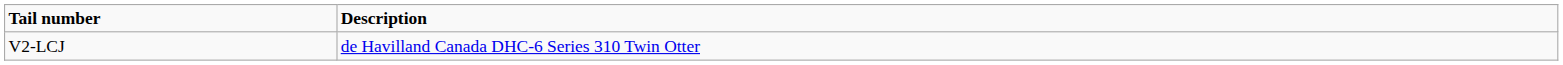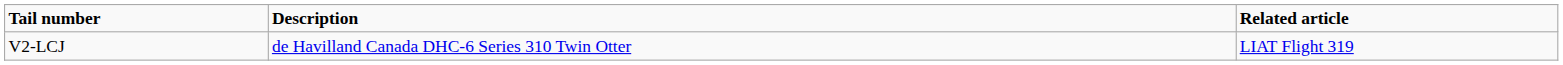+ column: (1294, 18)
